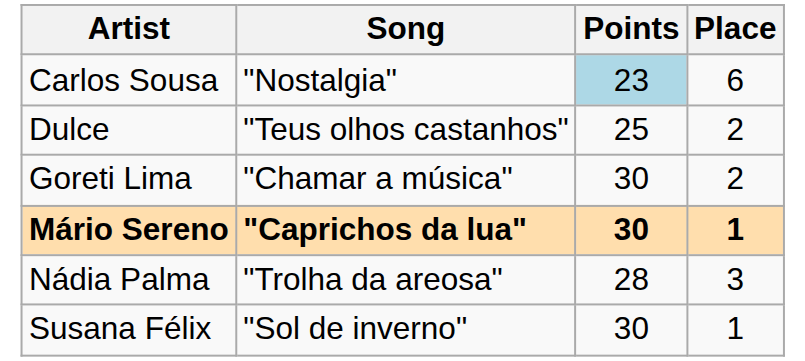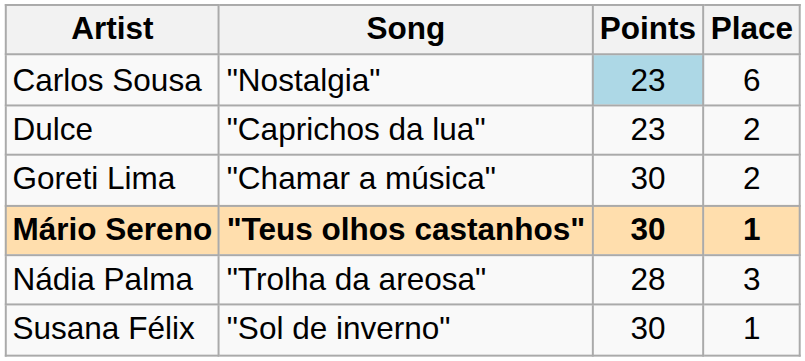(406, 129) "Teus olhos castanhos" -> (356, 129) "Caprichos da lua"
(631, 129) 25 -> (648, 129) 23
(385, 229) "Caprichos da lua" -> (406, 229) "Teus olhos castanhos"
